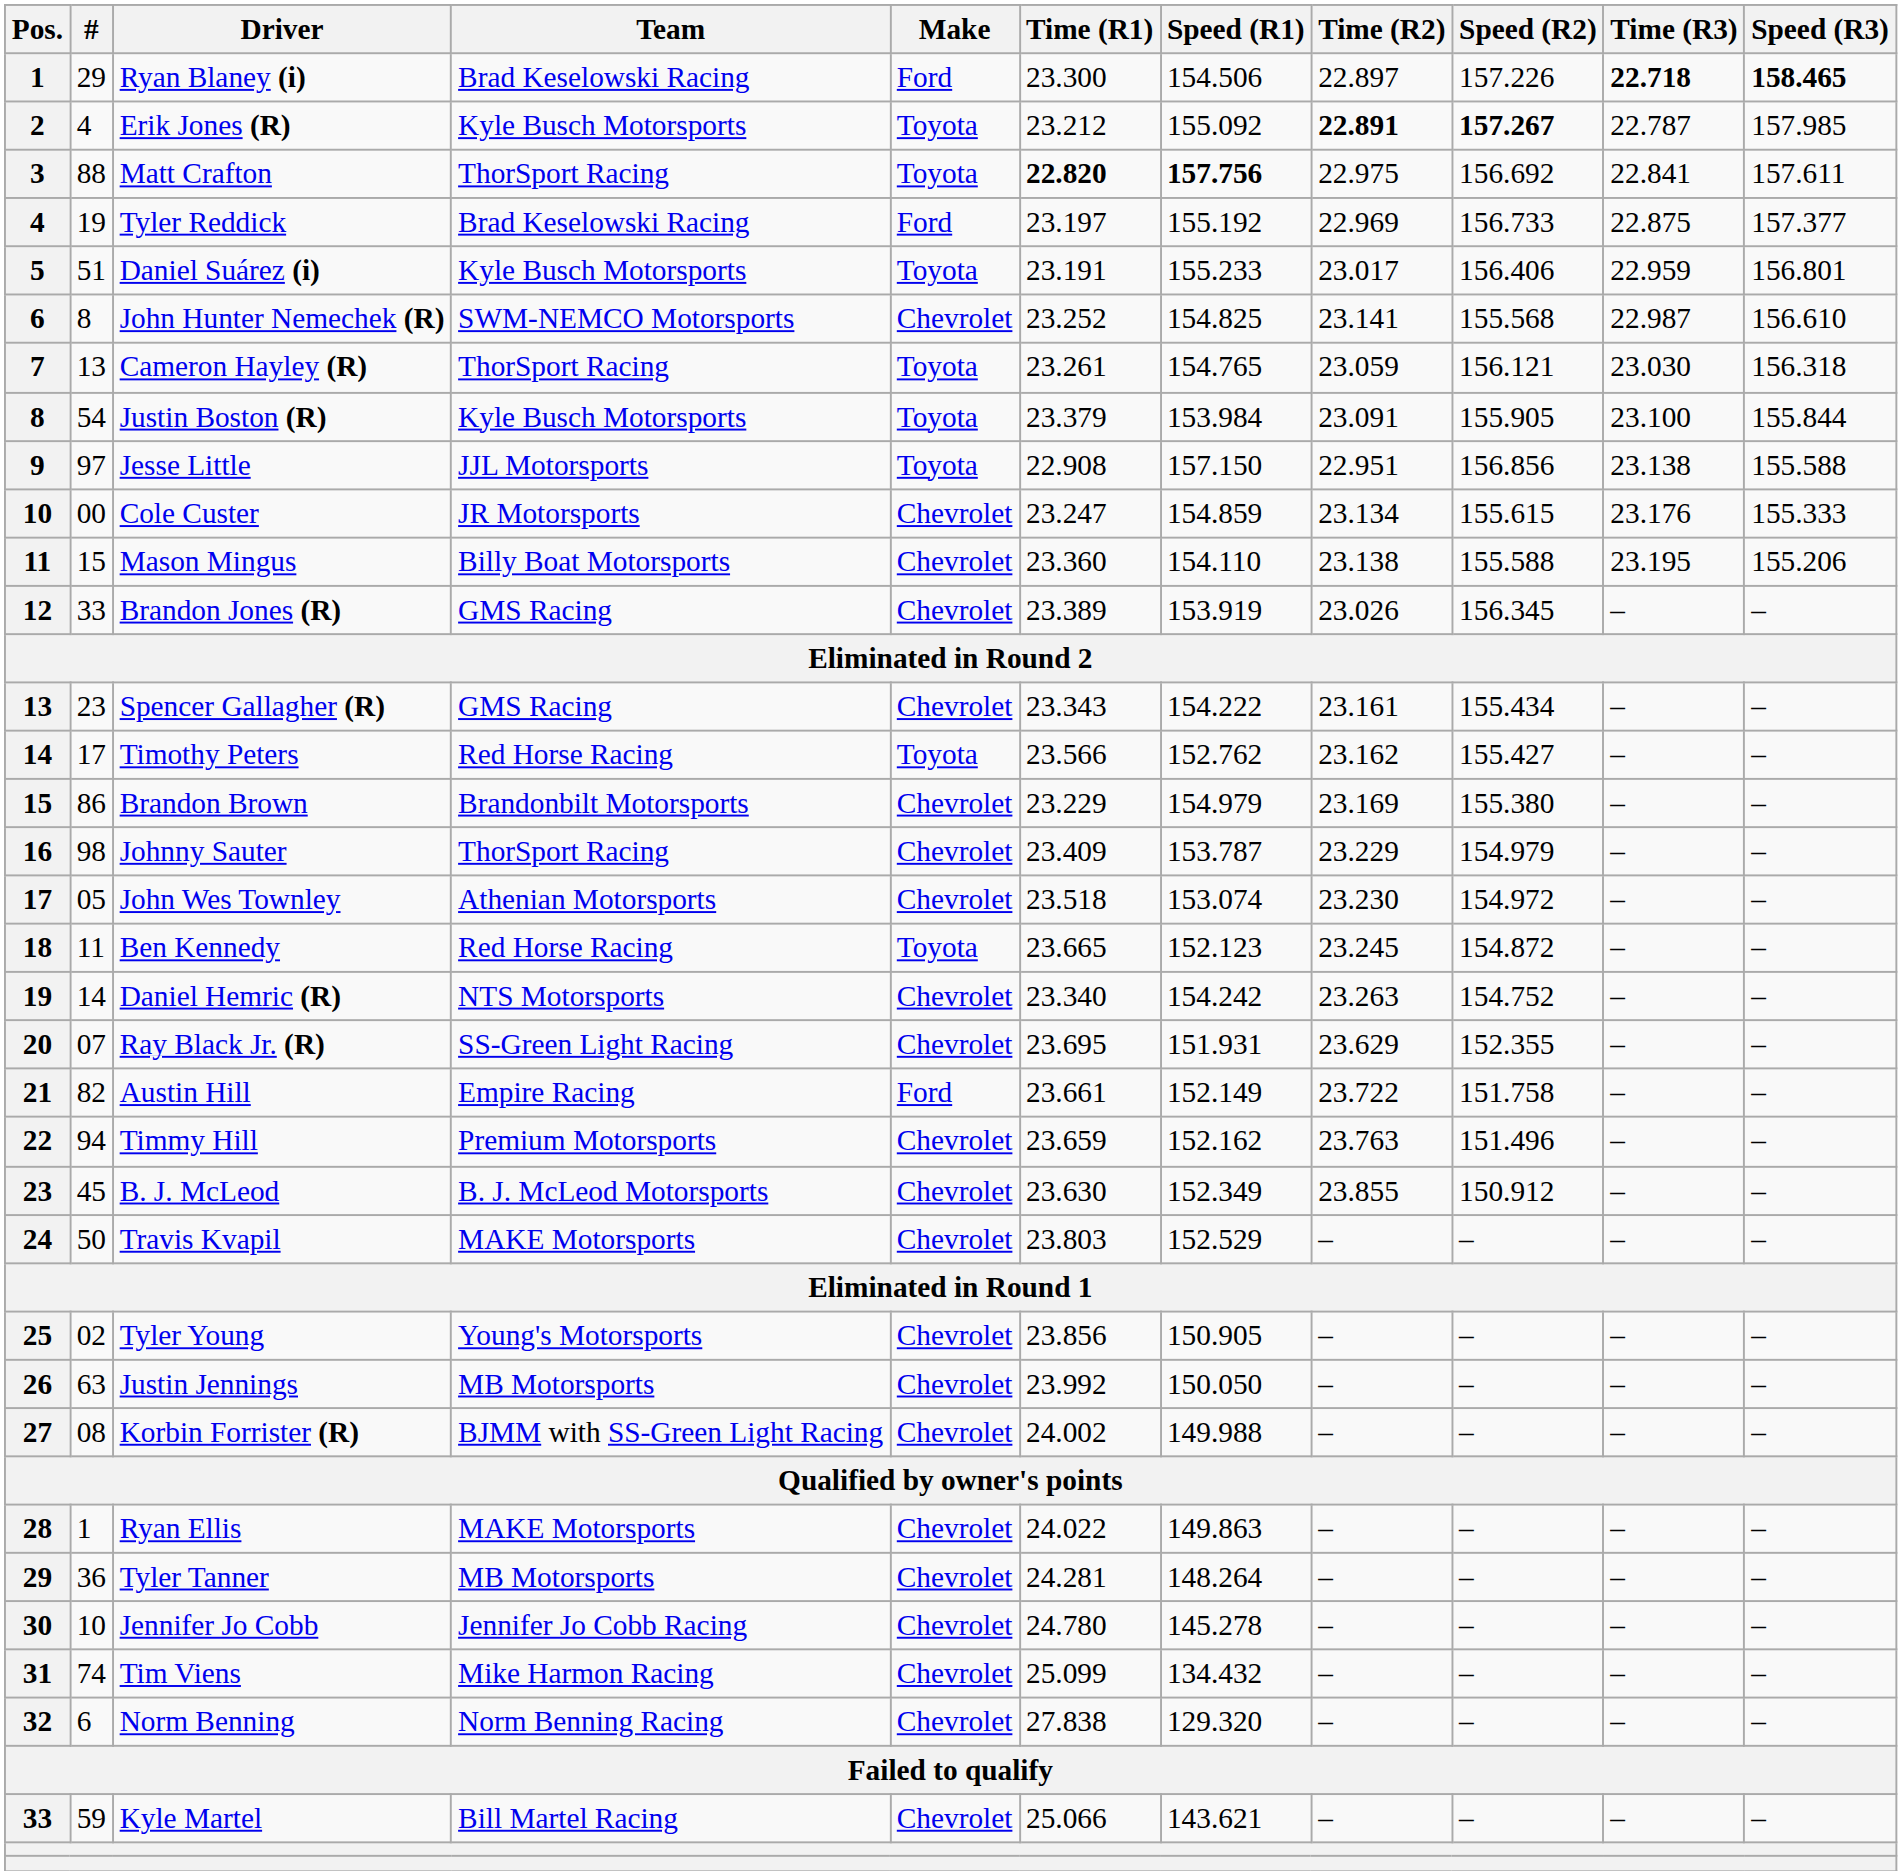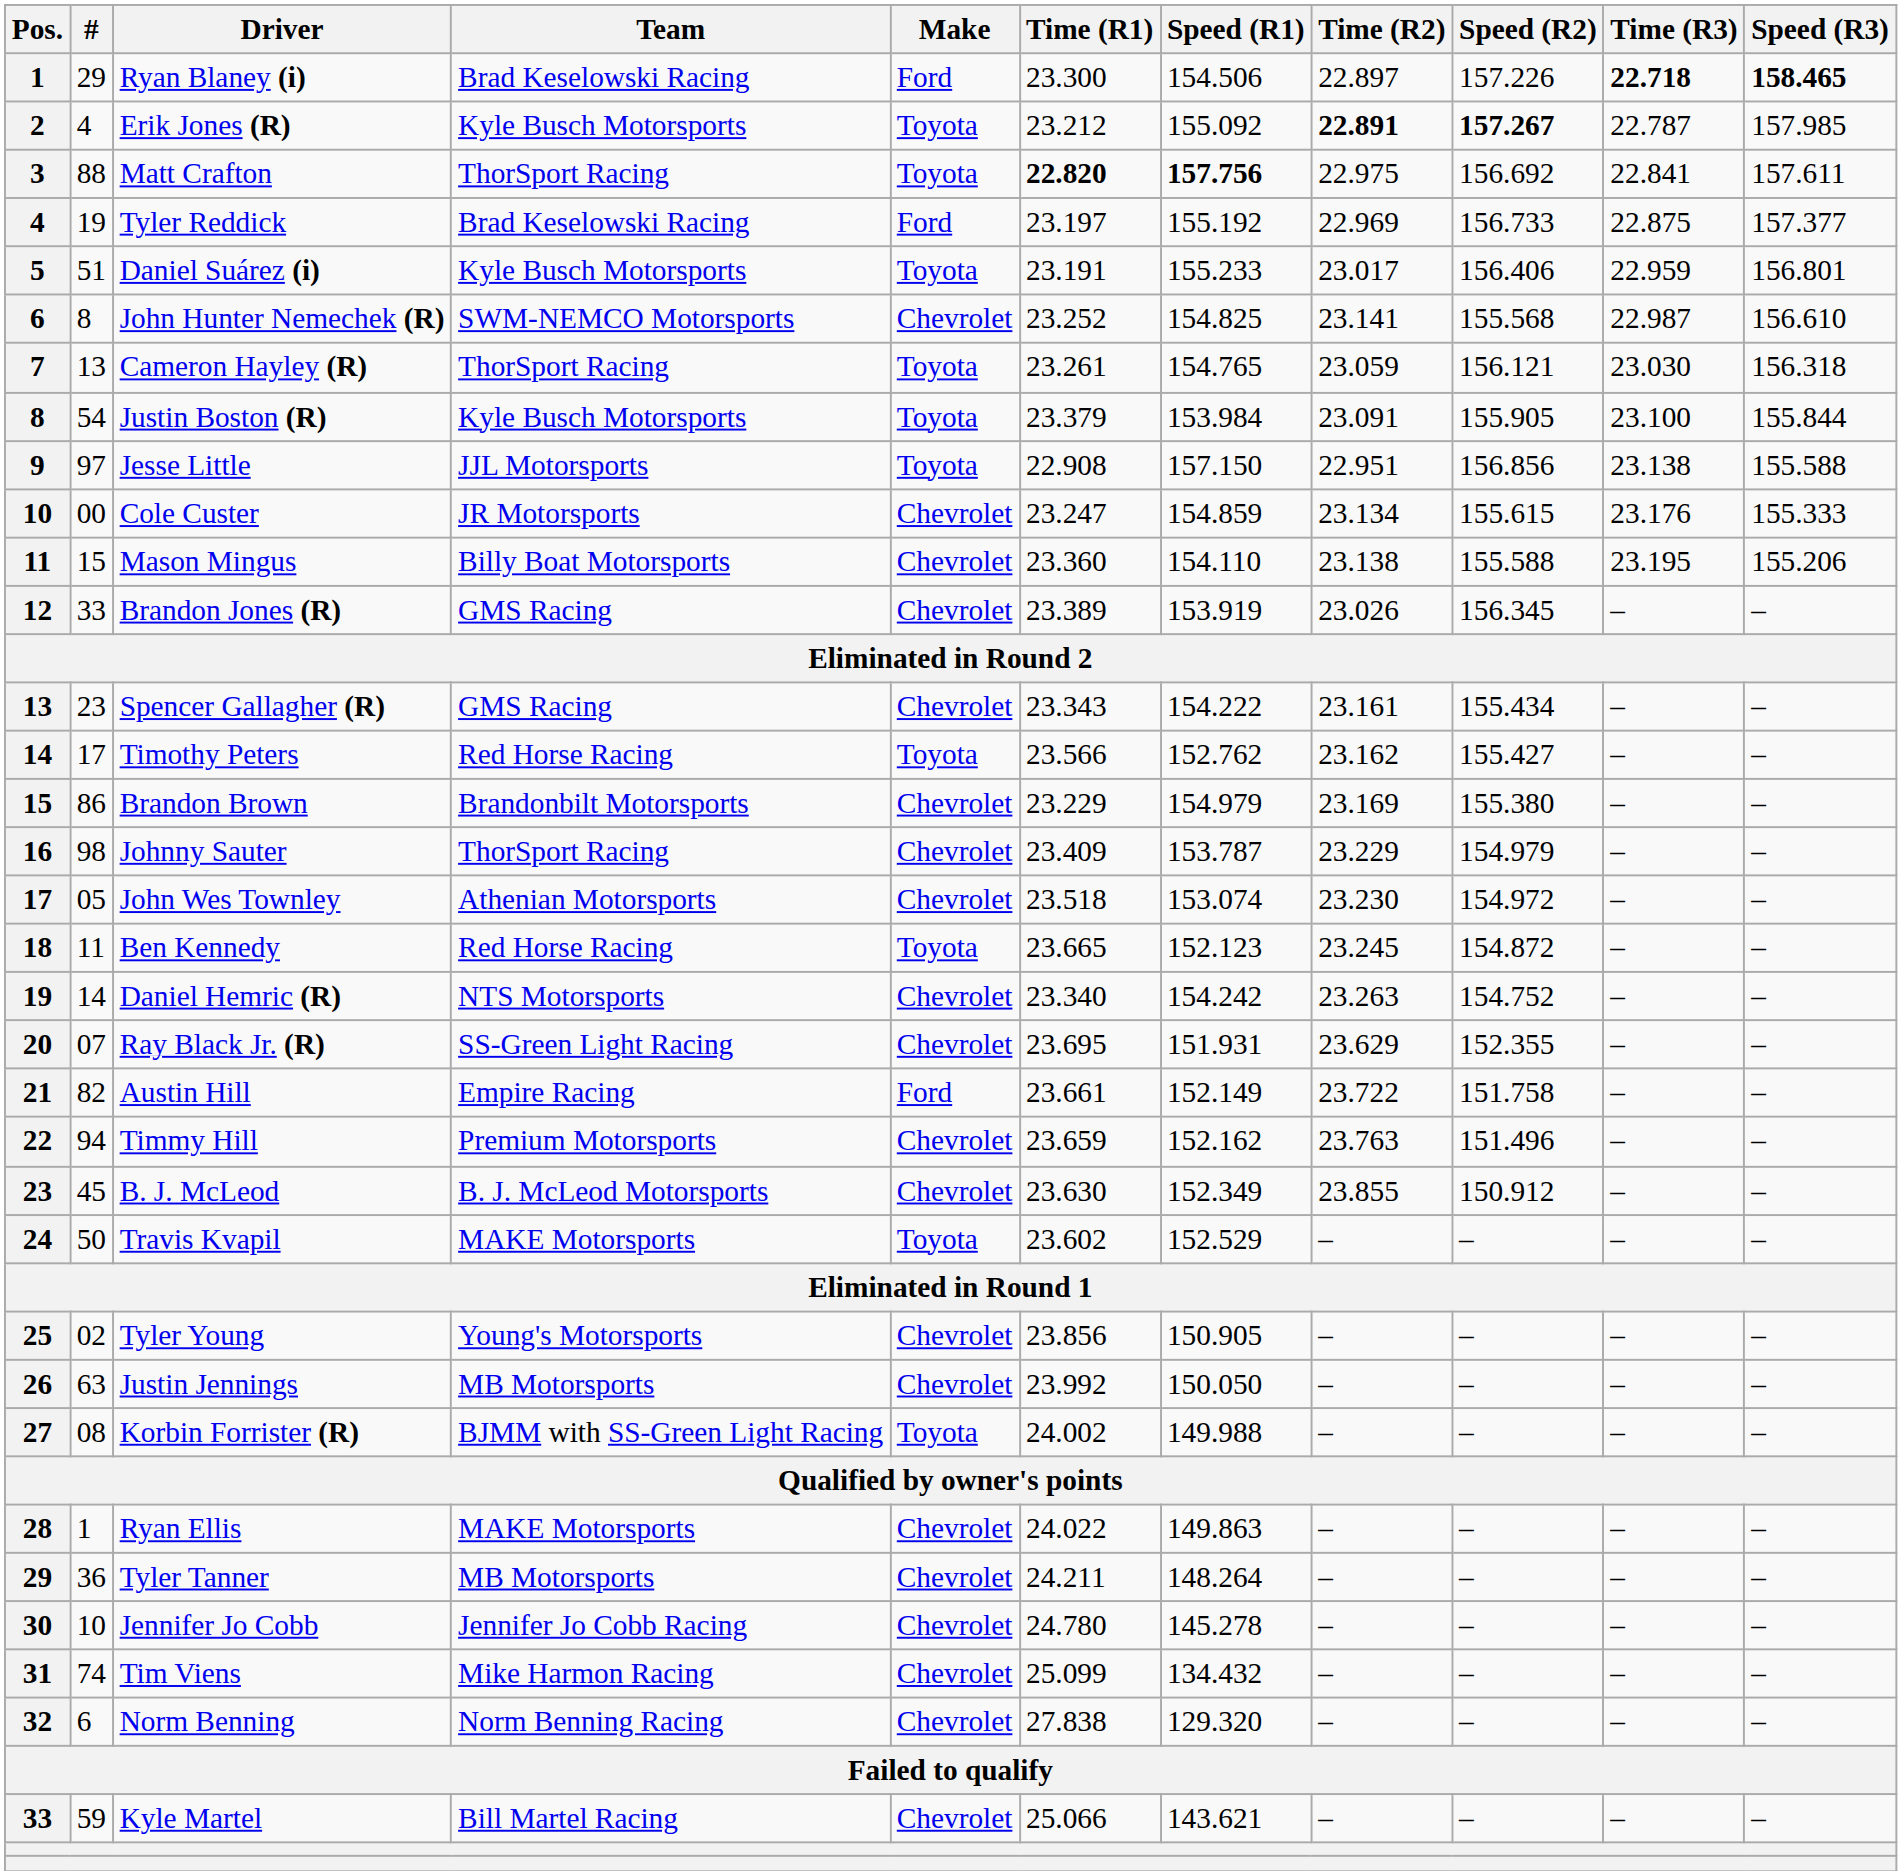(955, 1238) Chevrolet -> (937, 1238) Toyota
(1066, 1238) 23.803 -> (1066, 1238) 23.602
(955, 1431) Chevrolet -> (937, 1431) Toyota
(1066, 1576) 24.281 -> (1066, 1576) 24.211
